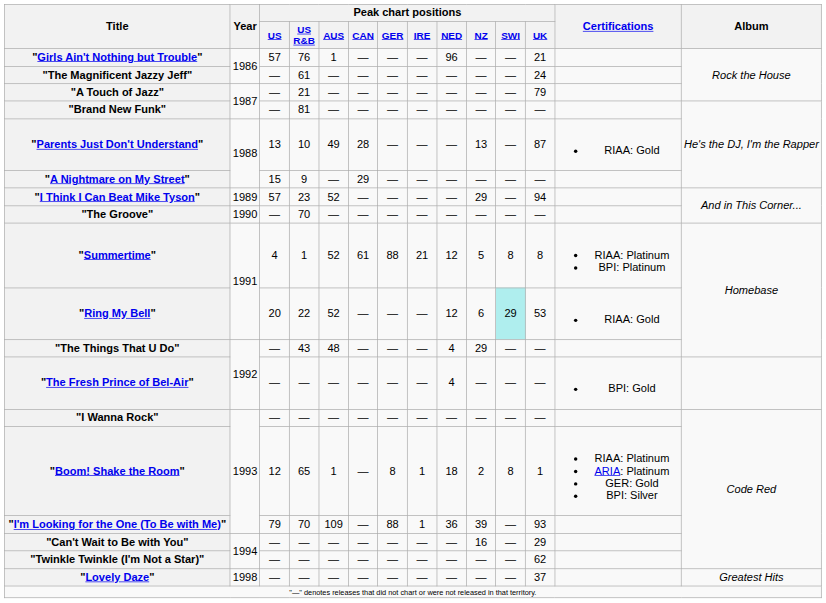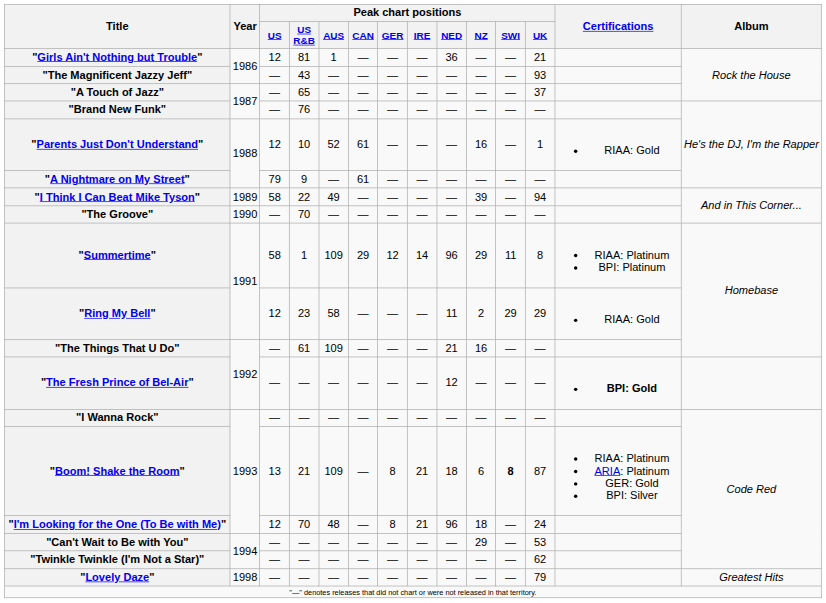(275, 57) 57 -> (275, 57) 12
(304, 57) 76 -> (304, 57) 81
(452, 57) 96 -> (452, 57) 36
(304, 75) 61 -> (304, 75) 43
(540, 75) 24 -> (540, 75) 93
(304, 92) 21 -> (304, 92) 65
(540, 92) 79 -> (540, 92) 37
(304, 110) 81 -> (304, 110) 76
(275, 144) 13 -> (275, 144) 12
(334, 144) 49 -> (334, 144) 52
(363, 144) 28 -> (363, 144) 61
(481, 144) 13 -> (481, 144) 16
(540, 144) 87 -> (540, 144) 1
(275, 179) 15 -> (275, 179) 79
(363, 179) 29 -> (363, 179) 61
(275, 197) 57 -> (275, 197) 58
(304, 197) 23 -> (304, 197) 22
(334, 197) 52 -> (334, 197) 49
(481, 197) 29 -> (481, 197) 39
(275, 255) 4 -> (275, 255) 58
(334, 255) 52 -> (334, 255) 109
(363, 255) 61 -> (363, 255) 29
(393, 255) 88 -> (393, 255) 12
(422, 255) 21 -> (422, 255) 14
(452, 255) 12 -> (452, 255) 96
(481, 255) 5 -> (481, 255) 29
(511, 255) 8 -> (511, 255) 11
(275, 313) 20 -> (275, 313) 12
(304, 313) 22 -> (304, 313) 23
(334, 313) 52 -> (334, 313) 58
(452, 313) 12 -> (452, 313) 11
(481, 313) 6 -> (481, 313) 2
(511, 313) paleturquoise background -> (511, 313) no background
(540, 313) 53 -> (540, 313) 29
(304, 348) 43 -> (304, 348) 61
(334, 348) 48 -> (334, 348) 109
(452, 348) 4 -> (452, 348) 21
(481, 348) 29 -> (481, 348) 16
(452, 383) 4 -> (452, 383) 12
(618, 389) normal -> (618, 389) bold
(275, 471) 12 -> (275, 471) 13
(304, 471) 65 -> (304, 471) 21
(334, 471) 1 -> (334, 471) 109
(422, 471) 1 -> (422, 471) 21
(481, 471) 2 -> (481, 471) 6
(511, 471) normal -> (511, 471) bold
(540, 471) 1 -> (540, 471) 87
(275, 524) 79 -> (275, 524) 12
(334, 524) 109 -> (334, 524) 48
(393, 524) 88 -> (393, 524) 8
(422, 524) 1 -> (422, 524) 21
(452, 524) 36 -> (452, 524) 96
(481, 524) 39 -> (481, 524) 18
(540, 524) 93 -> (540, 524) 24
(481, 542) 16 -> (481, 542) 29
(540, 542) 29 -> (540, 542) 53
(540, 577) 37 -> (540, 577) 79
